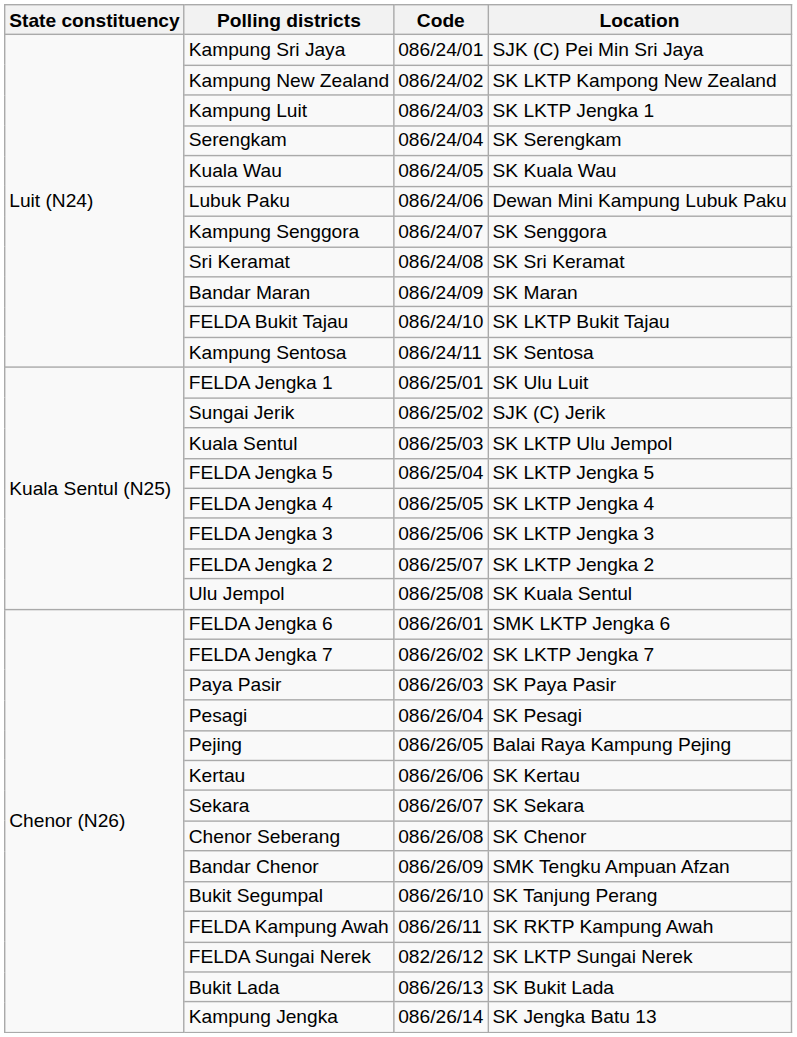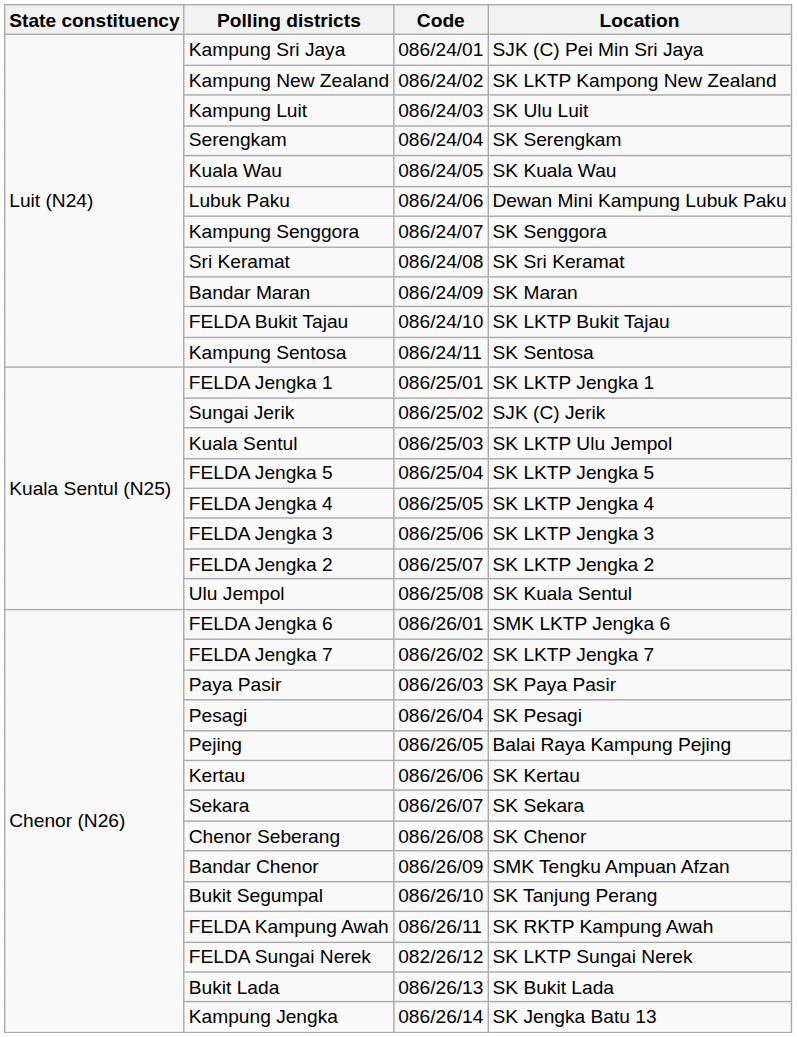(573, 110) SK LKTP Jengka 1 -> (540, 110) SK Ulu Luit
(540, 382) SK Ulu Luit -> (573, 382) SK LKTP Jengka 1
